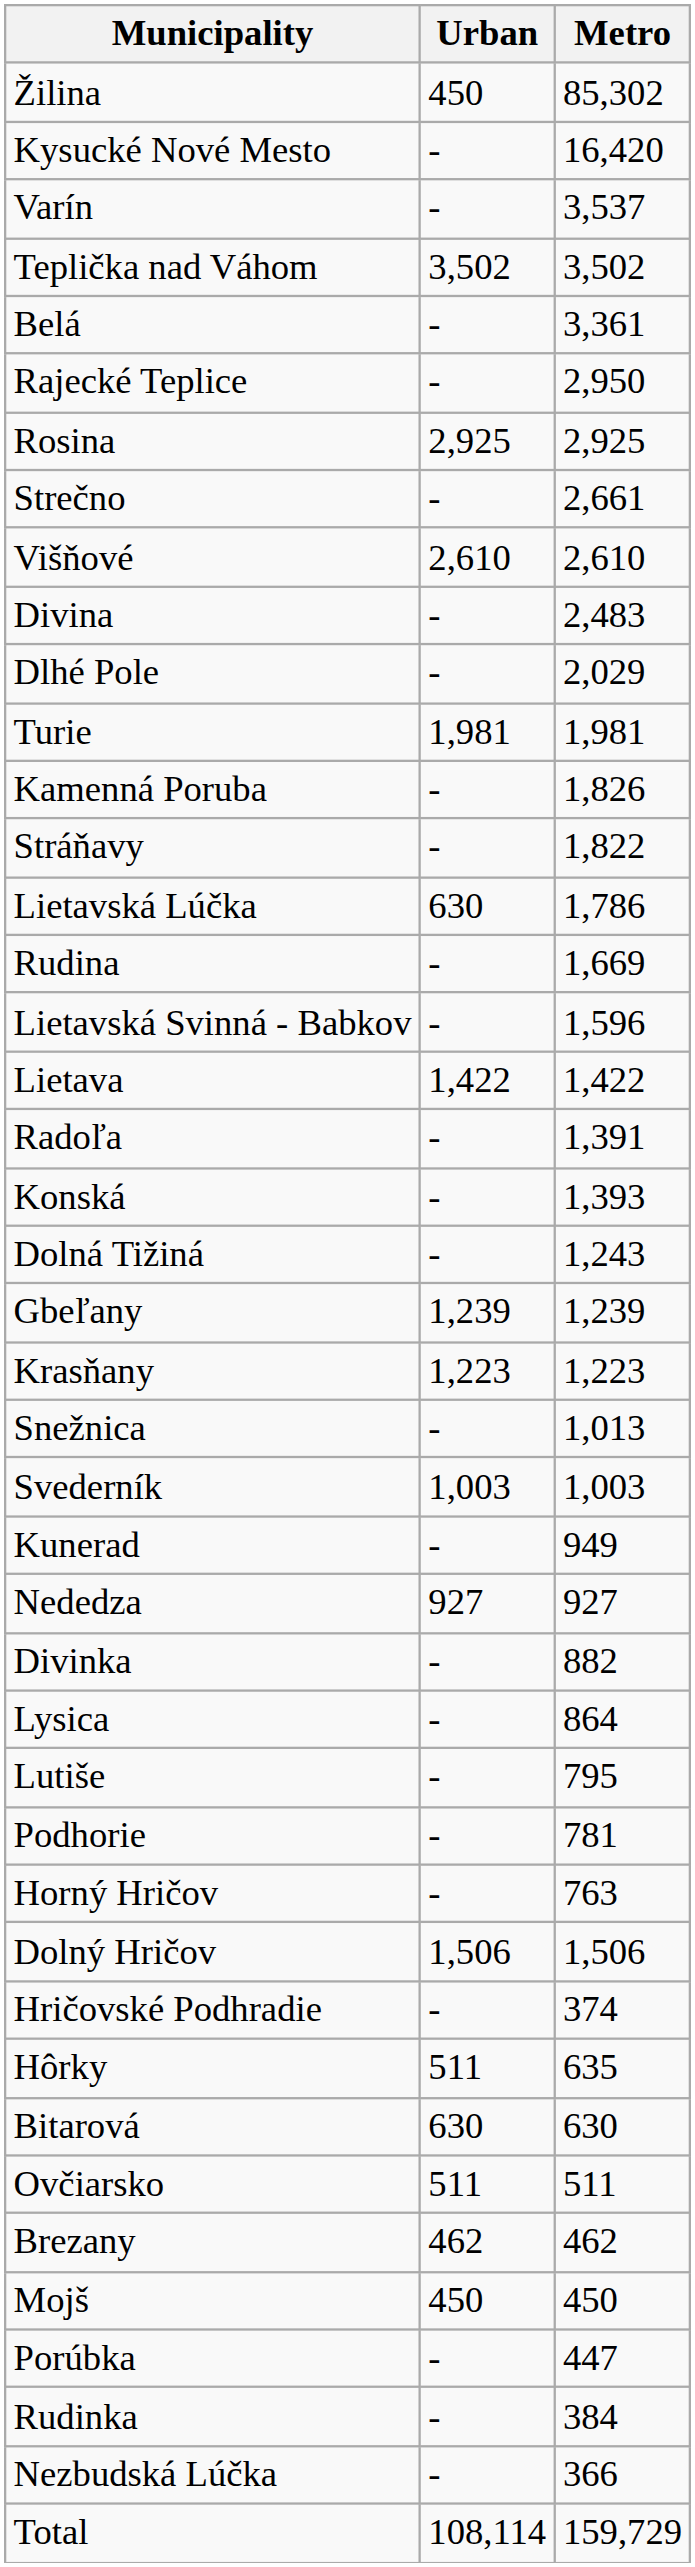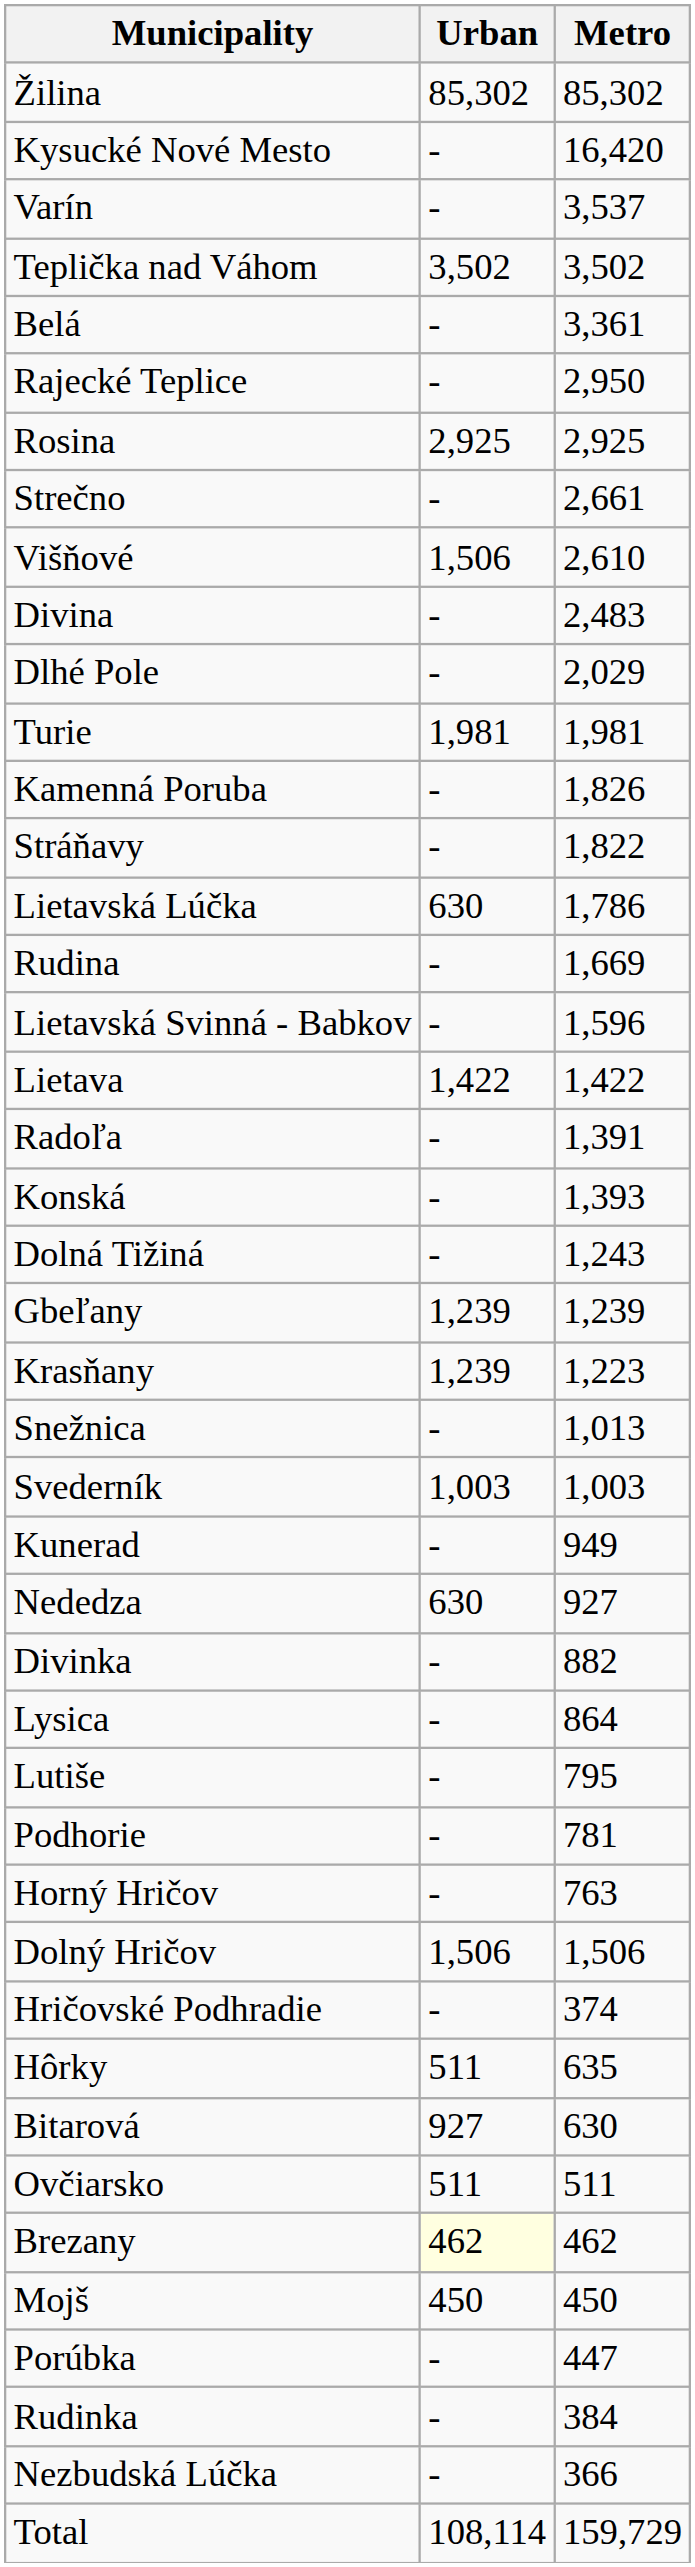(456, 91) 450 -> (479, 91) 85,302
(470, 556) 2,610 -> (470, 556) 1,506
(470, 1370) 1,223 -> (470, 1370) 1,239
(456, 1602) 927 -> (456, 1602) 630
(456, 2125) 630 -> (456, 2125) 927
(456, 2241) no background -> (456, 2241) lightyellow background
